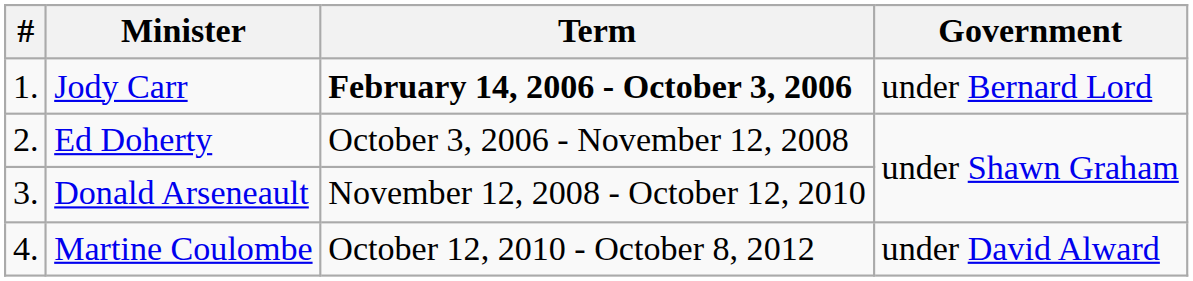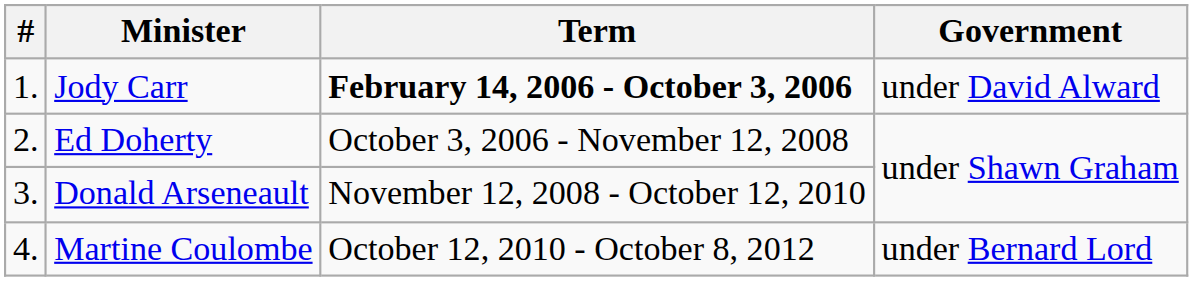(1017, 85) under Bernard Lord -> (1021, 85) under David Alward
(1021, 247) under David Alward -> (1017, 247) under Bernard Lord
